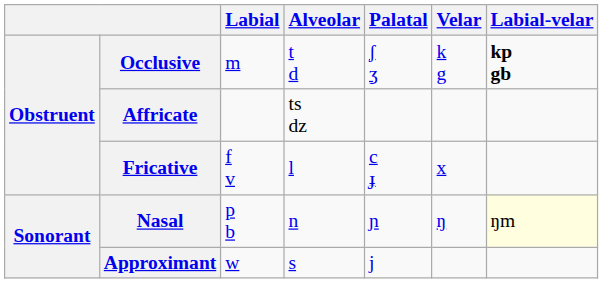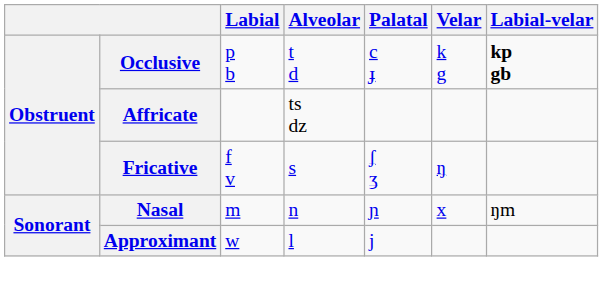(233, 61) m -> (230, 61) p b
(373, 61) ʃ ʒ -> (373, 61) c ɟ
(291, 167) l -> (292, 167) s
(373, 167) c ɟ -> (373, 167) ʃ ʒ
(441, 167) x -> (441, 167) ŋ
(230, 220) p b -> (233, 209) m
(441, 220) ŋ -> (441, 209) x
(503, 220) lightyellow background -> (503, 209) no background
(292, 262) s -> (291, 240) l
